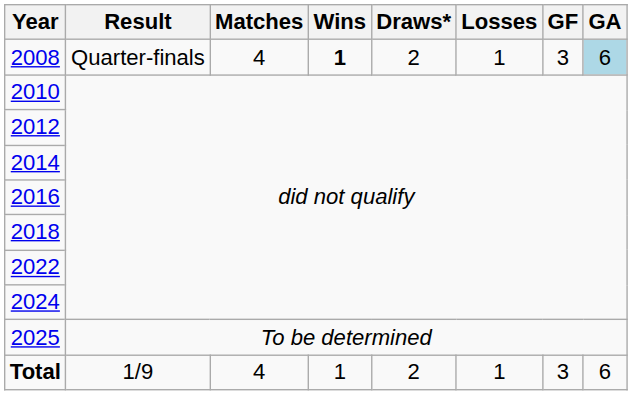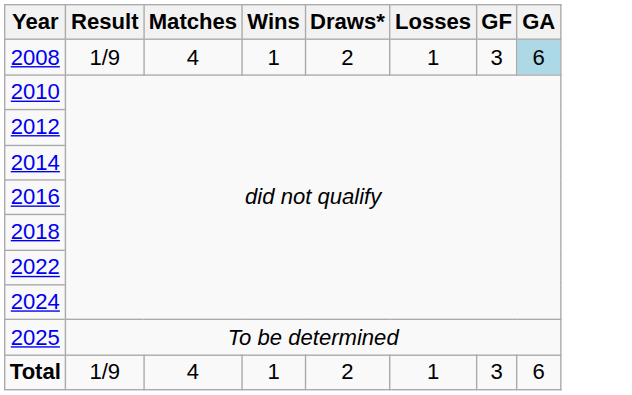(138, 57) Quarter-finals -> (105, 57) 1/9
(340, 57) bold -> (274, 57) normal
